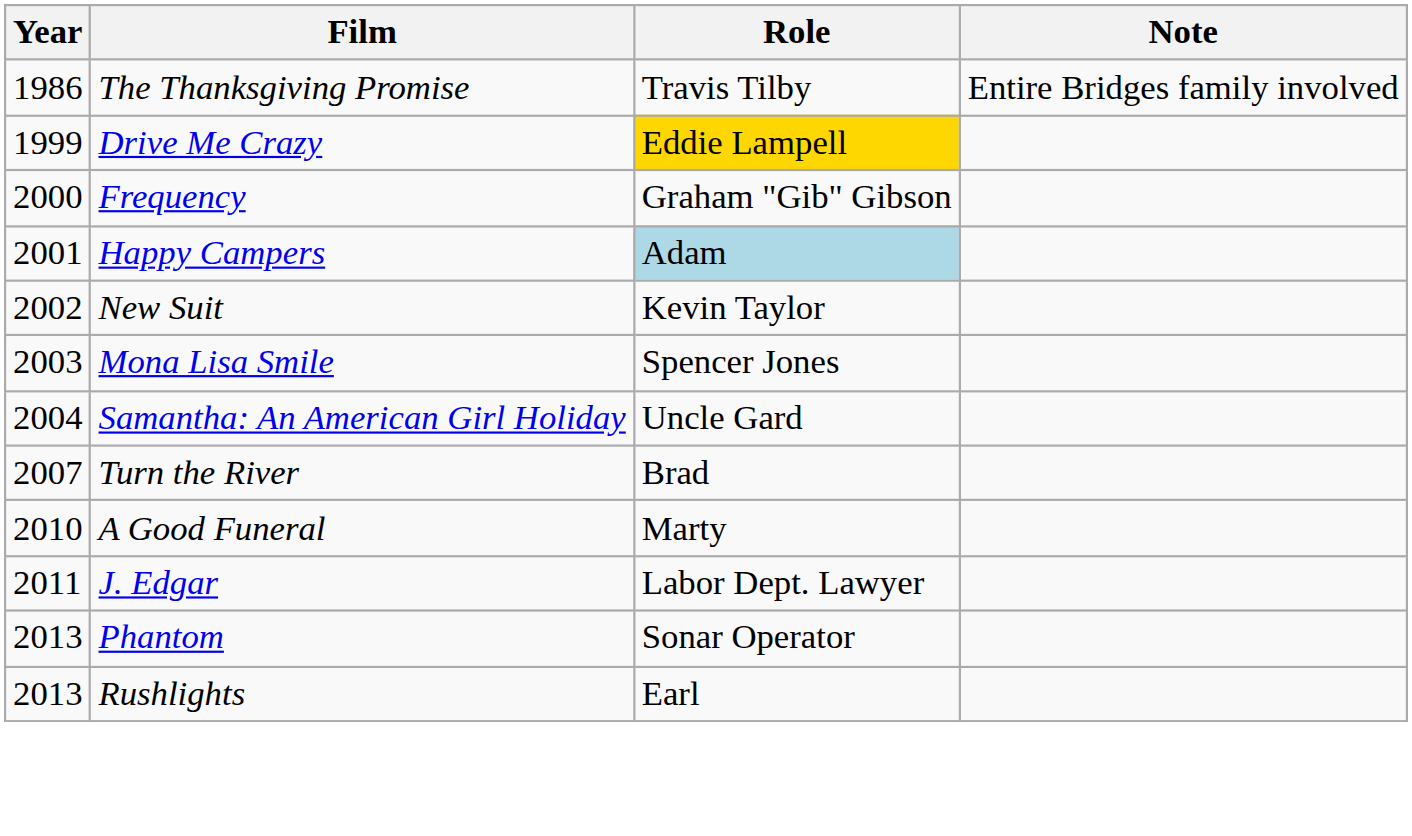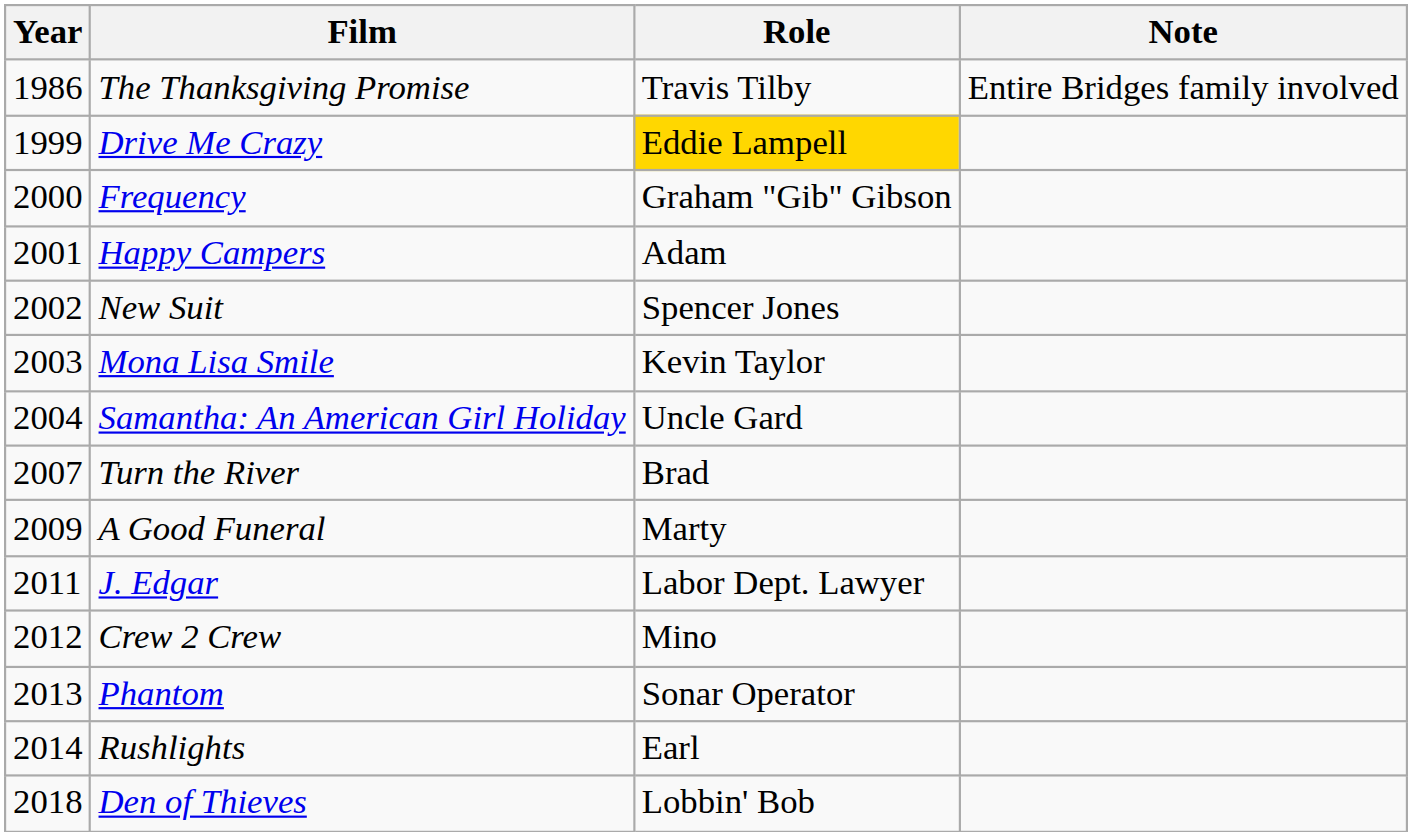(684, 252) lightblue background -> (684, 252) no background
(733, 307) Kevin Taylor -> (741, 307) Spencer Jones
(741, 362) Spencer Jones -> (733, 362) Kevin Taylor
(48, 527) 2010 -> (48, 527) 2009
+ row: (190, 637)
(48, 692) 2013 -> (48, 747) 2014
+ row: (203, 802)
